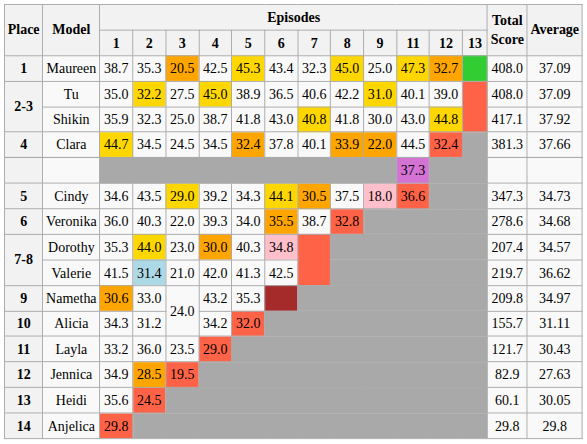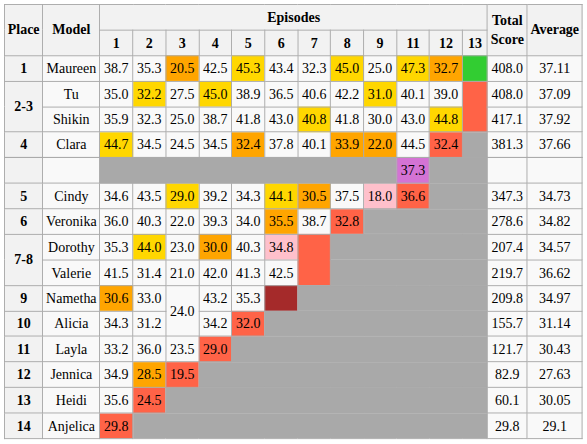(555, 68) 37.09 -> (555, 68) 37.11
(555, 221) 34.68 -> (555, 221) 34.82
(149, 272) lightblue background -> (149, 272) no background
(555, 323) 31.11 -> (555, 323) 31.14
(555, 425) 29.8 -> (555, 425) 29.1
